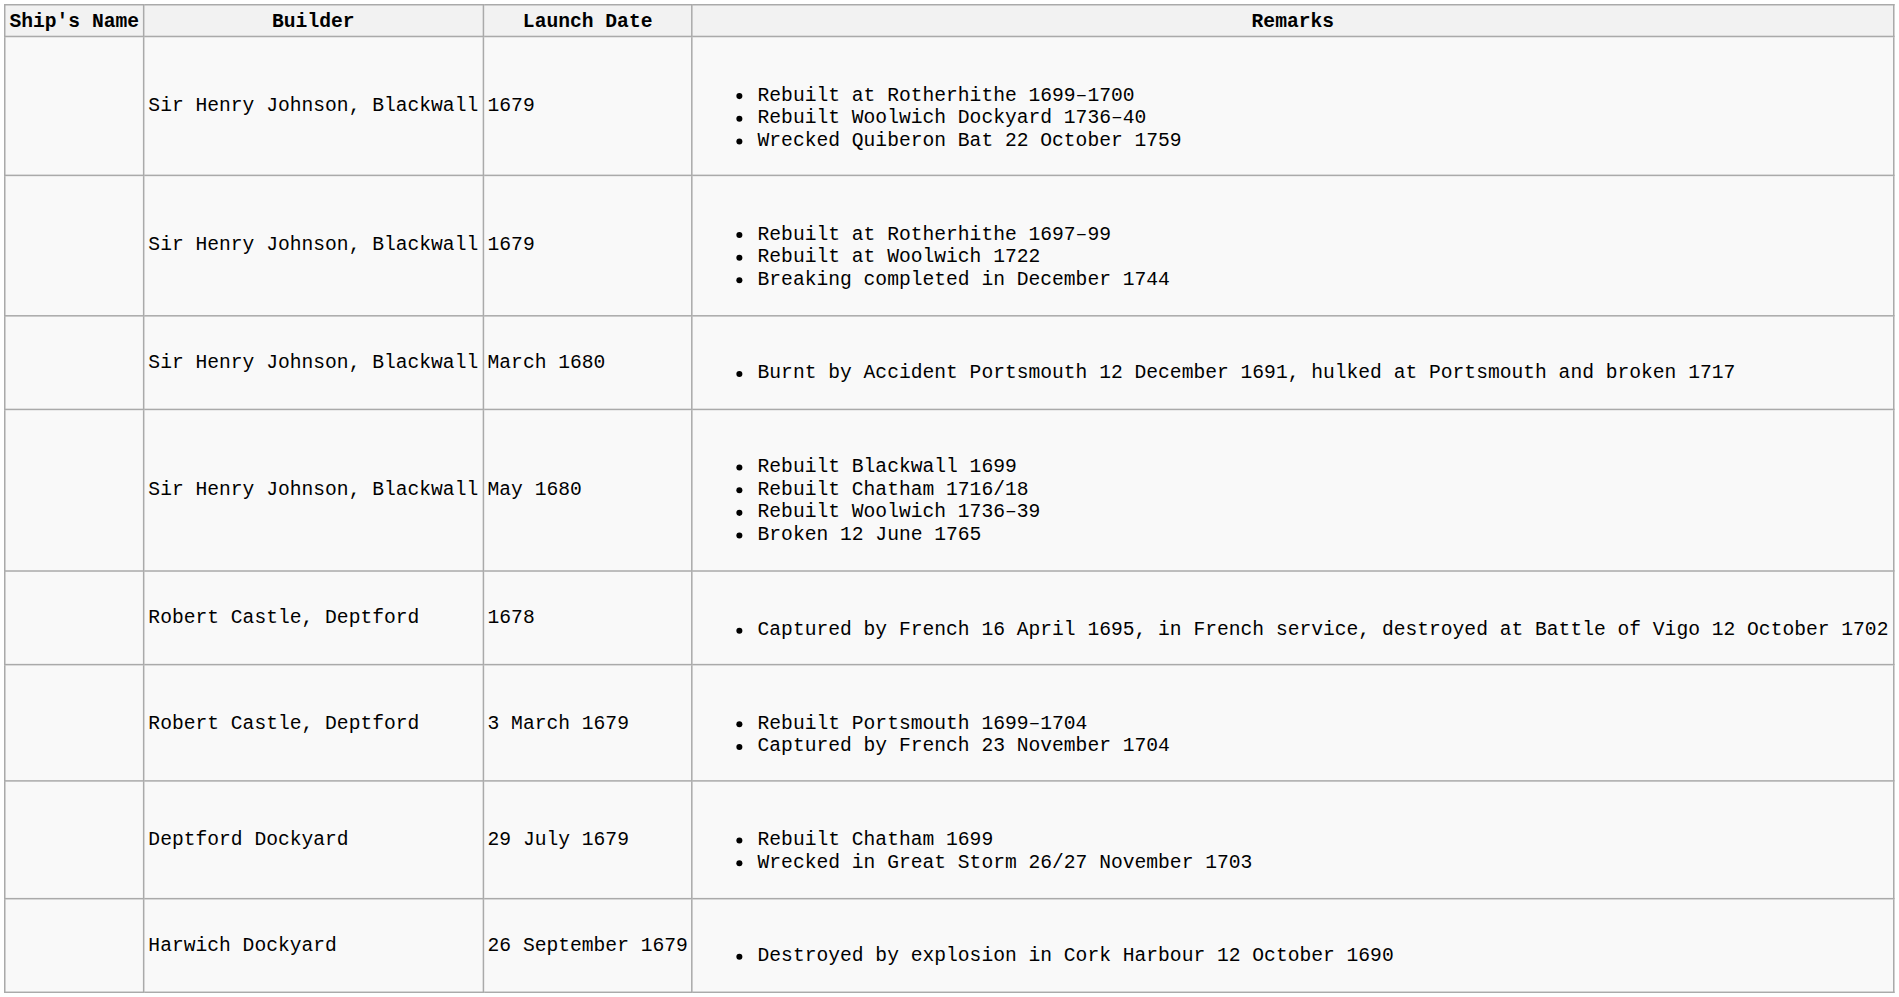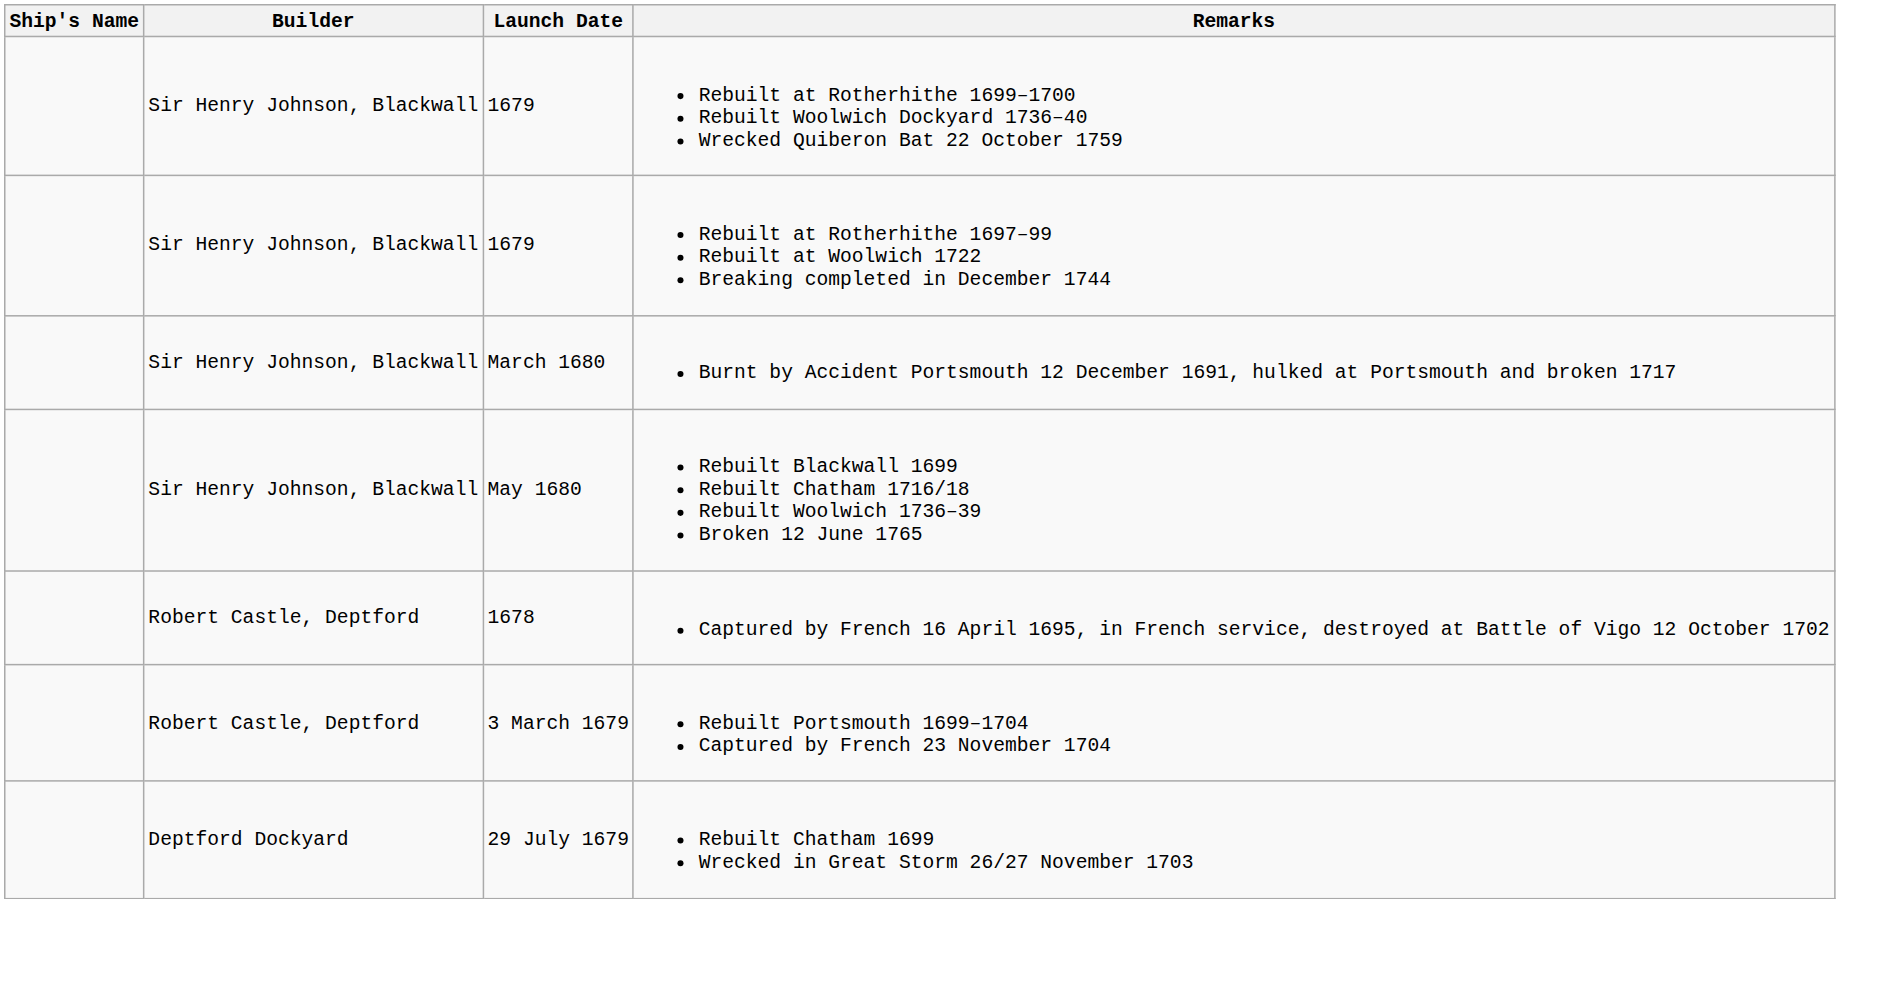- row: (1293, 956)
